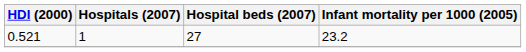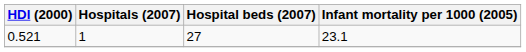(335, 36) 23.2 -> (335, 36) 23.1
